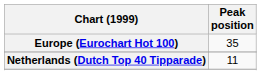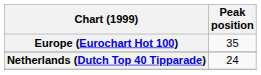(232, 60) 11 -> (232, 60) 24
